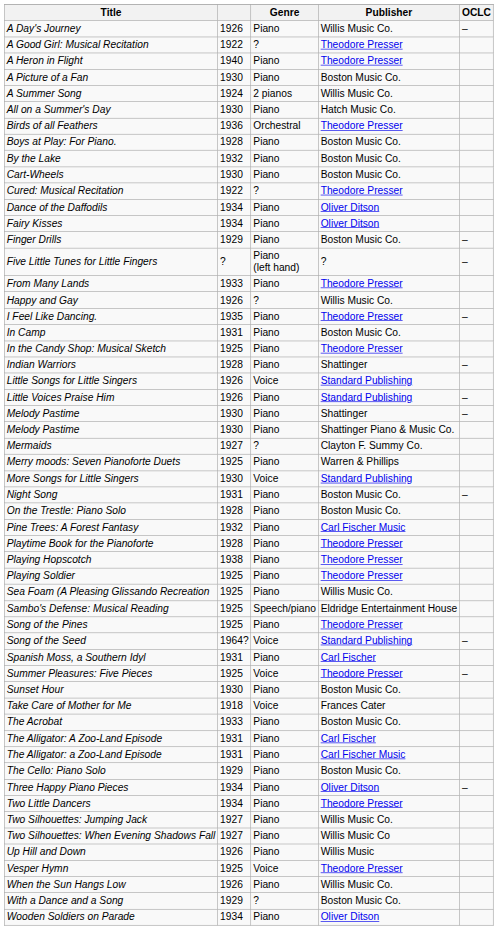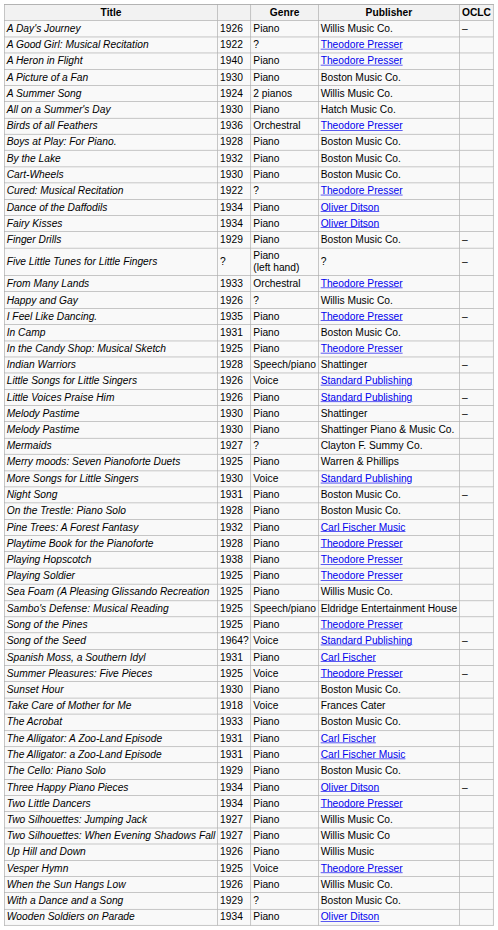(266, 283) Piano -> (277, 283) Orchestral
(266, 365) Piano -> (285, 365) Speech/piano
